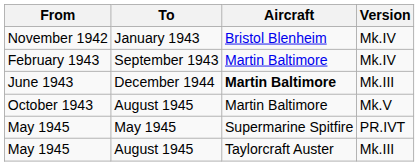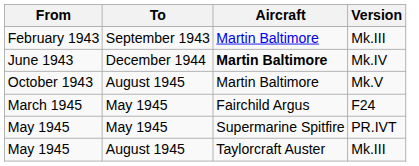- row: (58, 37)
(378, 60) Mk.IV -> (368, 37) Mk.III
(377, 82) Mk.III -> (369, 60) Mk.IV
+ row: (45, 104)
